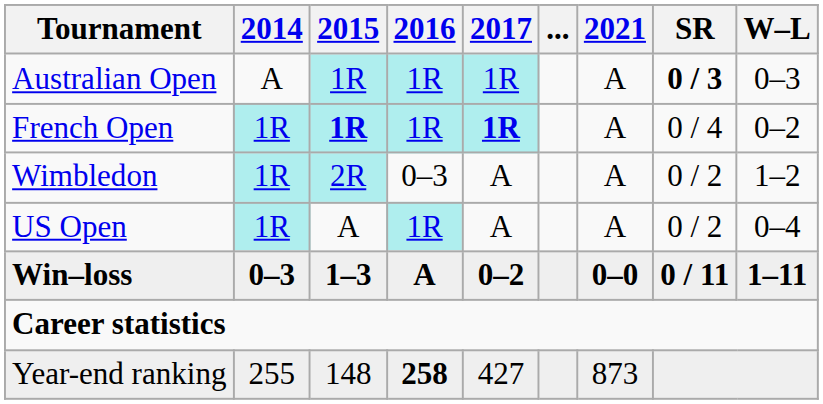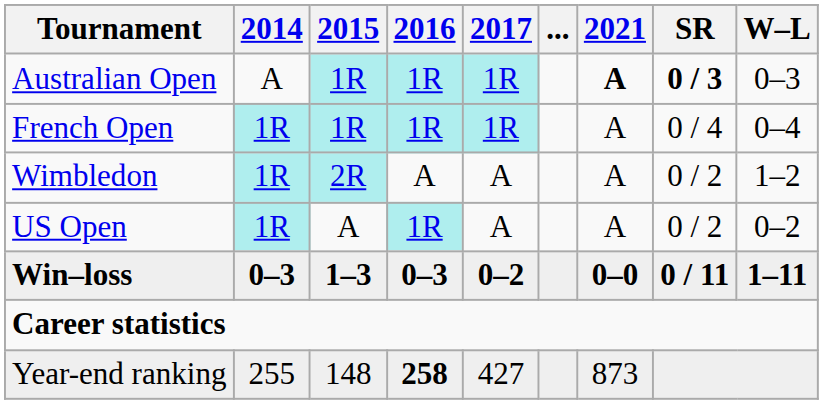(615, 78) normal -> (615, 78) bold
(348, 127) bold -> (348, 127) normal
(501, 127) bold -> (501, 127) normal
(777, 127) 0–2 -> (777, 127) 0–4
(425, 176) 0–3 -> (425, 176) A
(777, 226) 0–4 -> (777, 226) 0–2
(425, 275) A -> (425, 275) 0–3
